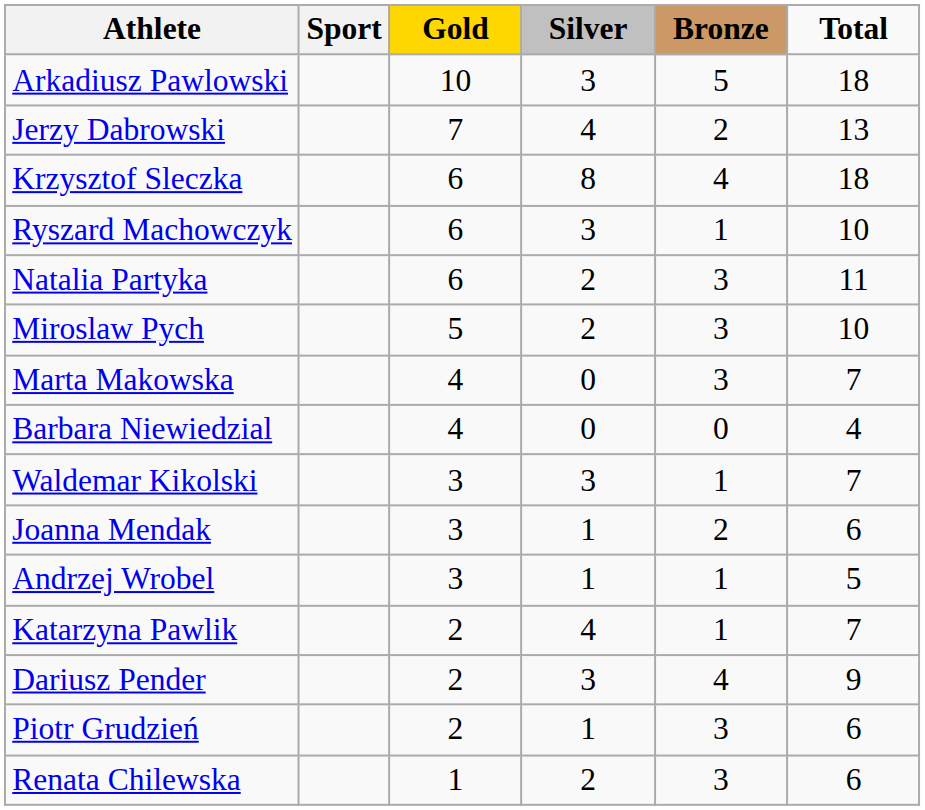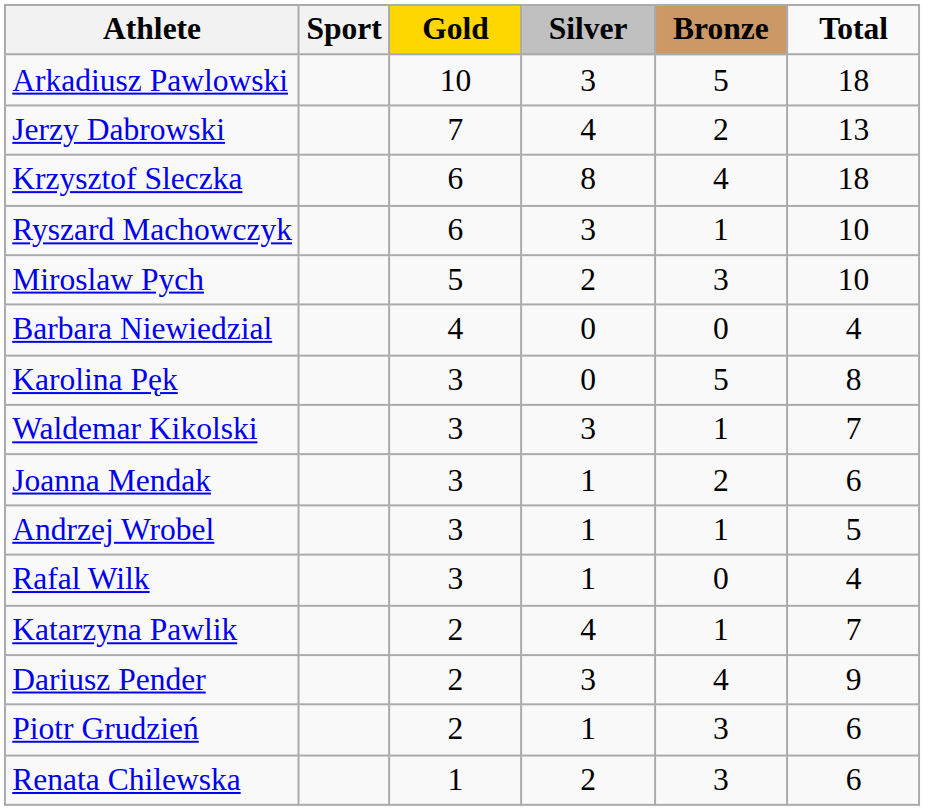- row: (110, 279)
- row: (123, 379)
+ row: (95, 379)
+ row: (81, 579)
